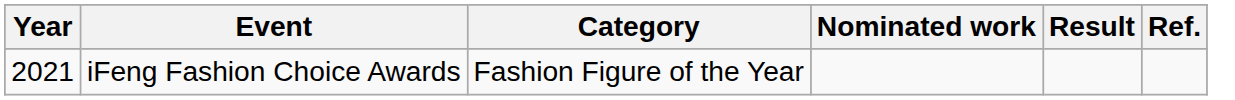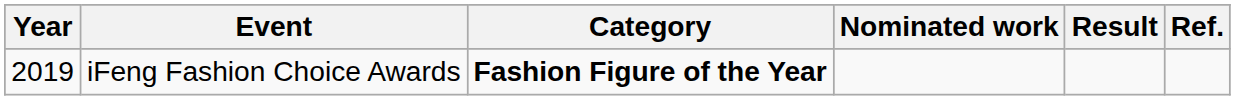(43, 71) 2021 -> (43, 71) 2019
(639, 71) normal -> (650, 71) bold
